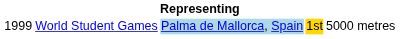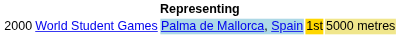(18, 26) 1999 -> (18, 26) 2000
(361, 26) no background -> (361, 26) khaki background
